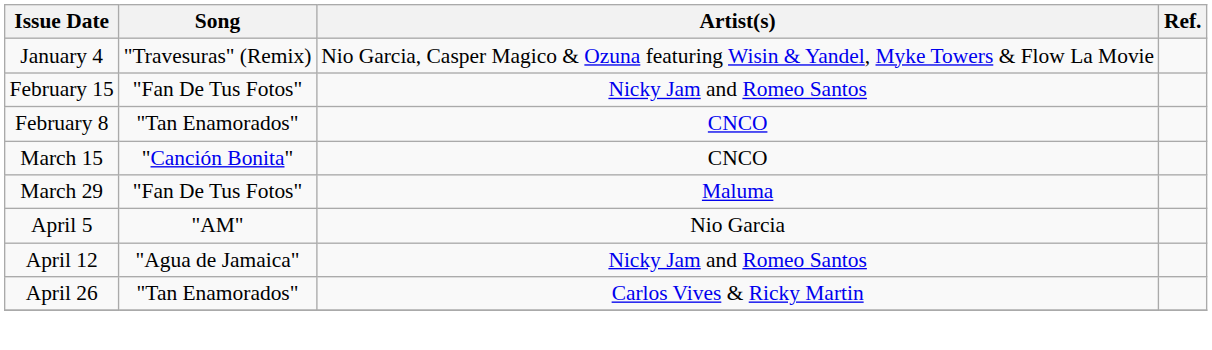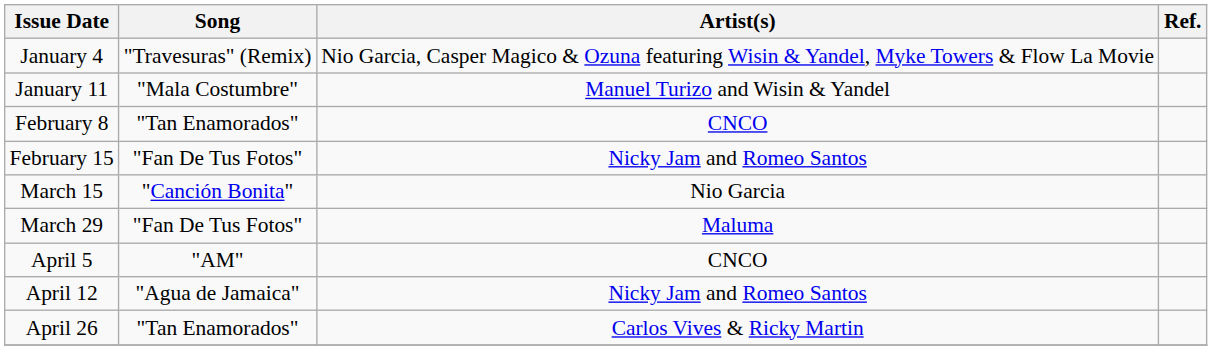+ row: (62, 89)
rows swapped: (62, 123) <-> (62, 89)
(738, 157) CNCO -> (738, 191) Nio Garcia
(738, 225) Nio Garcia -> (738, 259) CNCO
